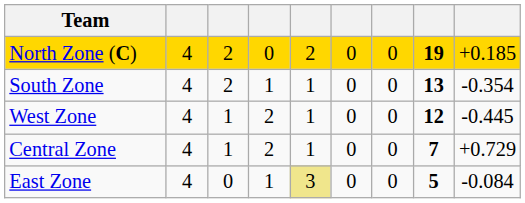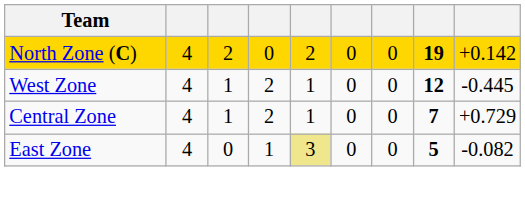(487, 52) +0.185 -> (487, 52) +0.142
- row: (56, 85)
(487, 181) -0.084 -> (487, 149) -0.082
